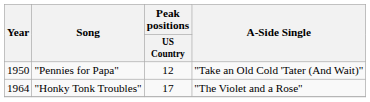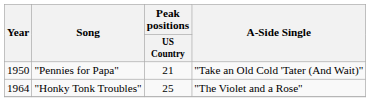(168, 70) 12 -> (168, 70) 21
(168, 88) 17 -> (168, 88) 25
